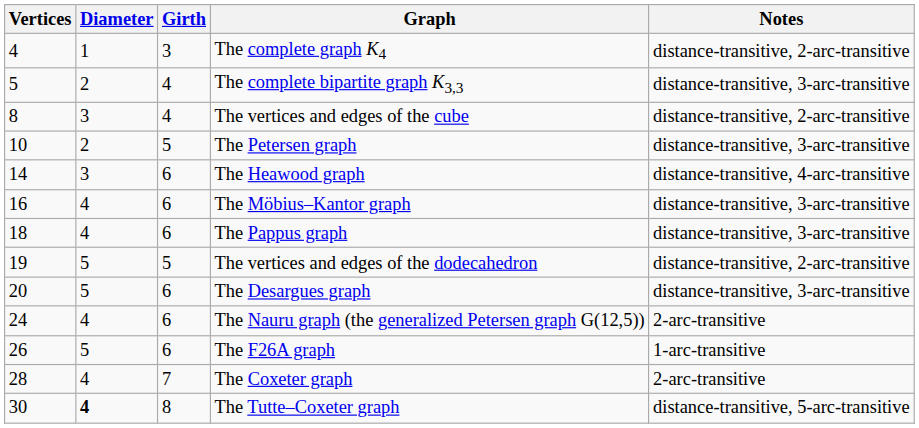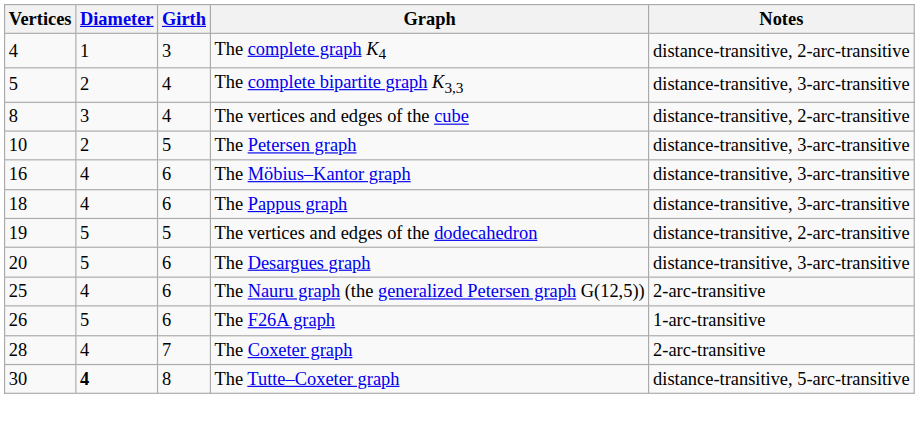- row: (290, 174)
(18, 320) 24 -> (18, 291) 25
